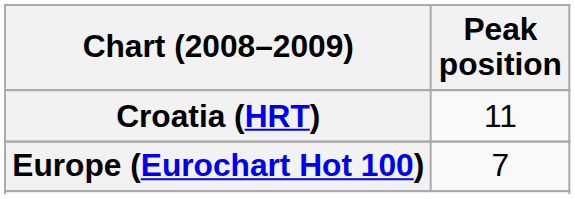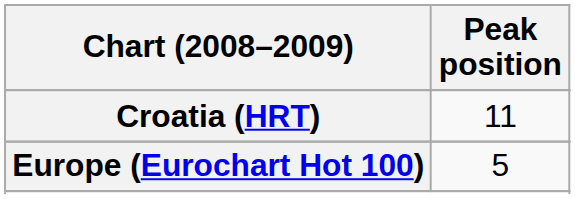(500, 165) 7 -> (500, 165) 5
